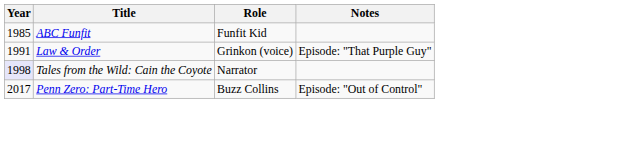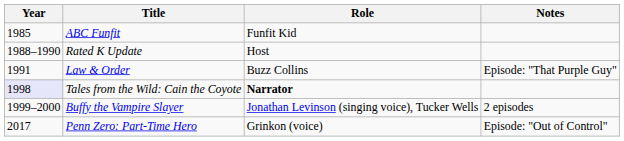+ row: (104, 51)
(255, 51) Grinkon (voice) -> (277, 70) Buzz Collins
(237, 70) normal -> (270, 88) bold
+ row: (125, 107)
(248, 88) Buzz Collins -> (285, 126) Grinkon (voice)
